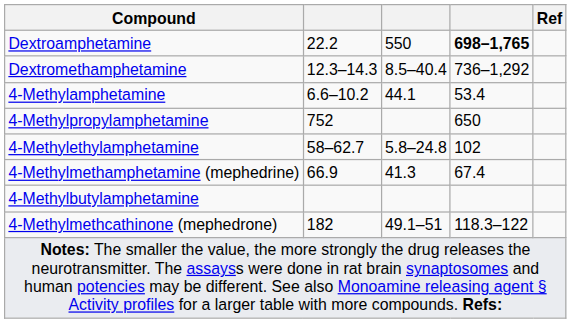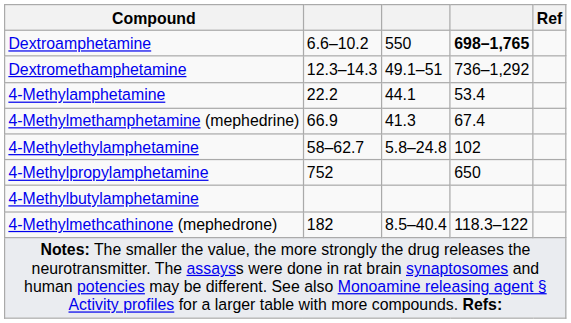(322, 43) 22.2 -> (338, 43) 6.6–10.2
(416, 69) 8.5–40.4 -> (414, 69) 49.1–51
(338, 95) 6.6–10.2 -> (322, 95) 22.2
rows swapped: (154, 173) <-> (108, 121)
(414, 224) 49.1–51 -> (416, 224) 8.5–40.4
